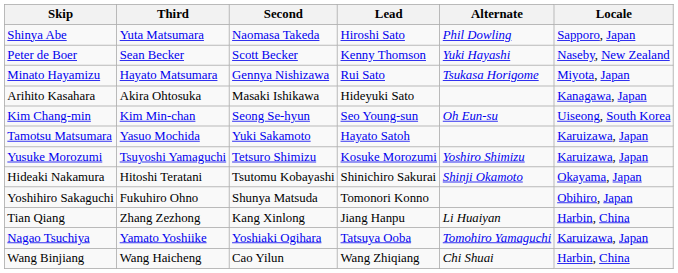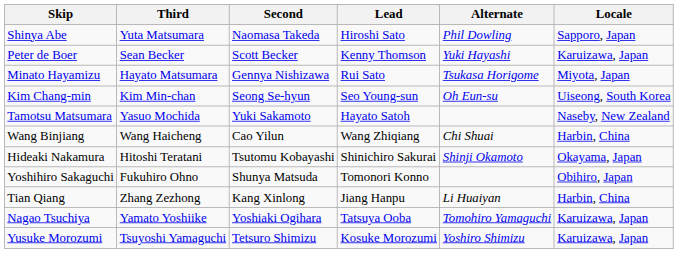(613, 55) Naseby, New Zealand -> (603, 55) Karuizawa, Japan
- row: (51, 95)
(603, 136) Karuizawa, Japan -> (613, 116) Naseby, New Zealand
rows swapped: (55, 156) <-> (46, 258)
